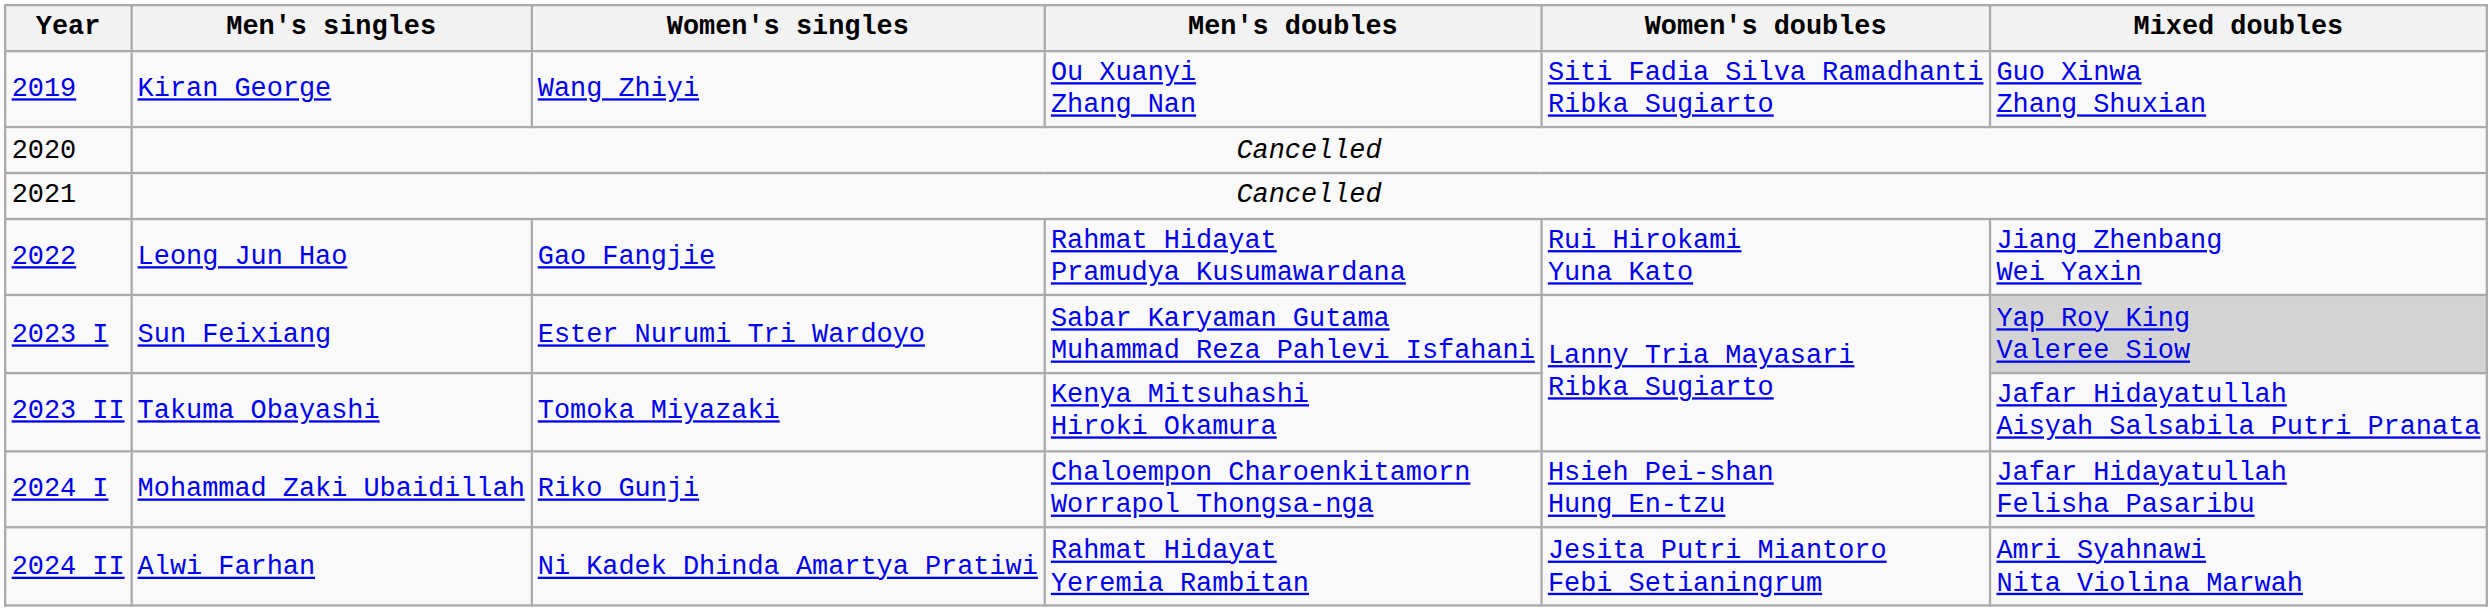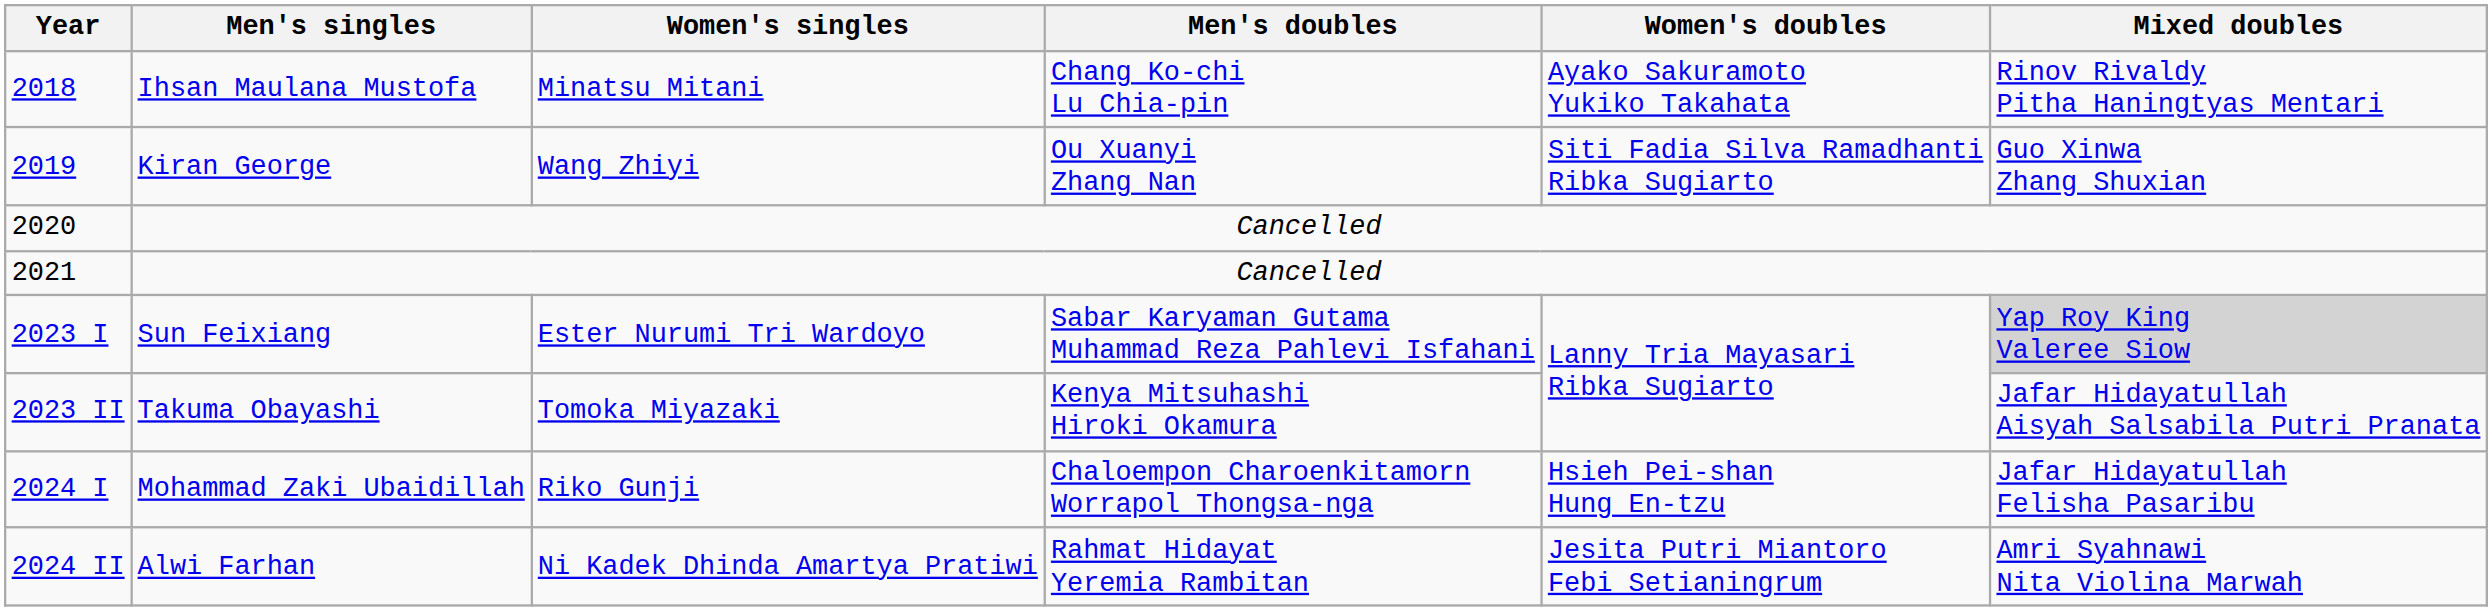+ row: (44, 89)
- row: (44, 257)
